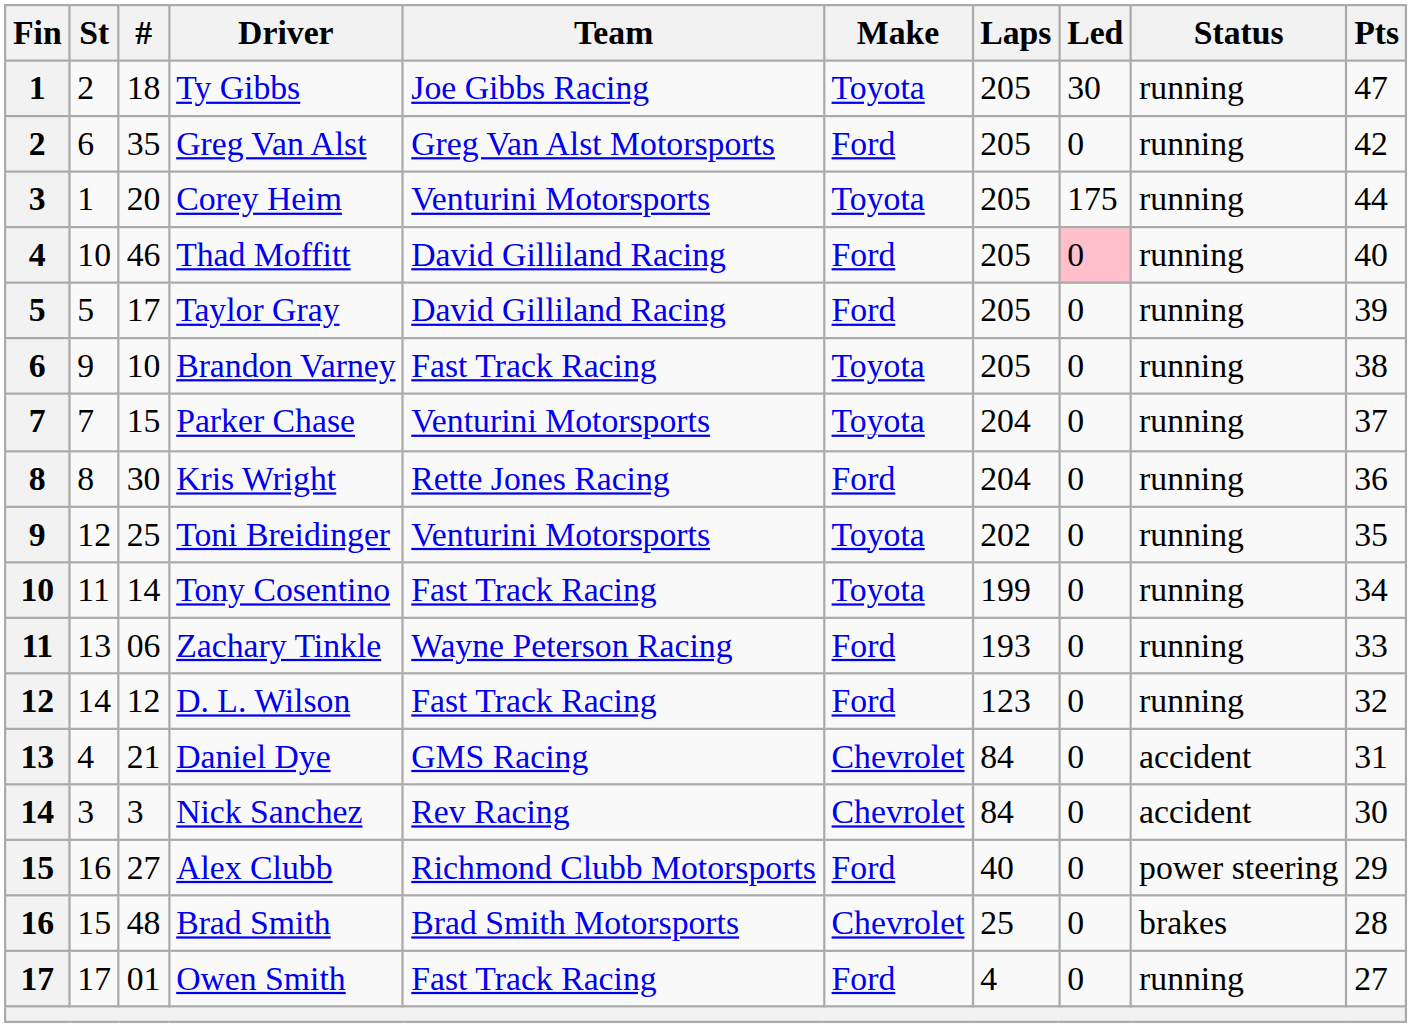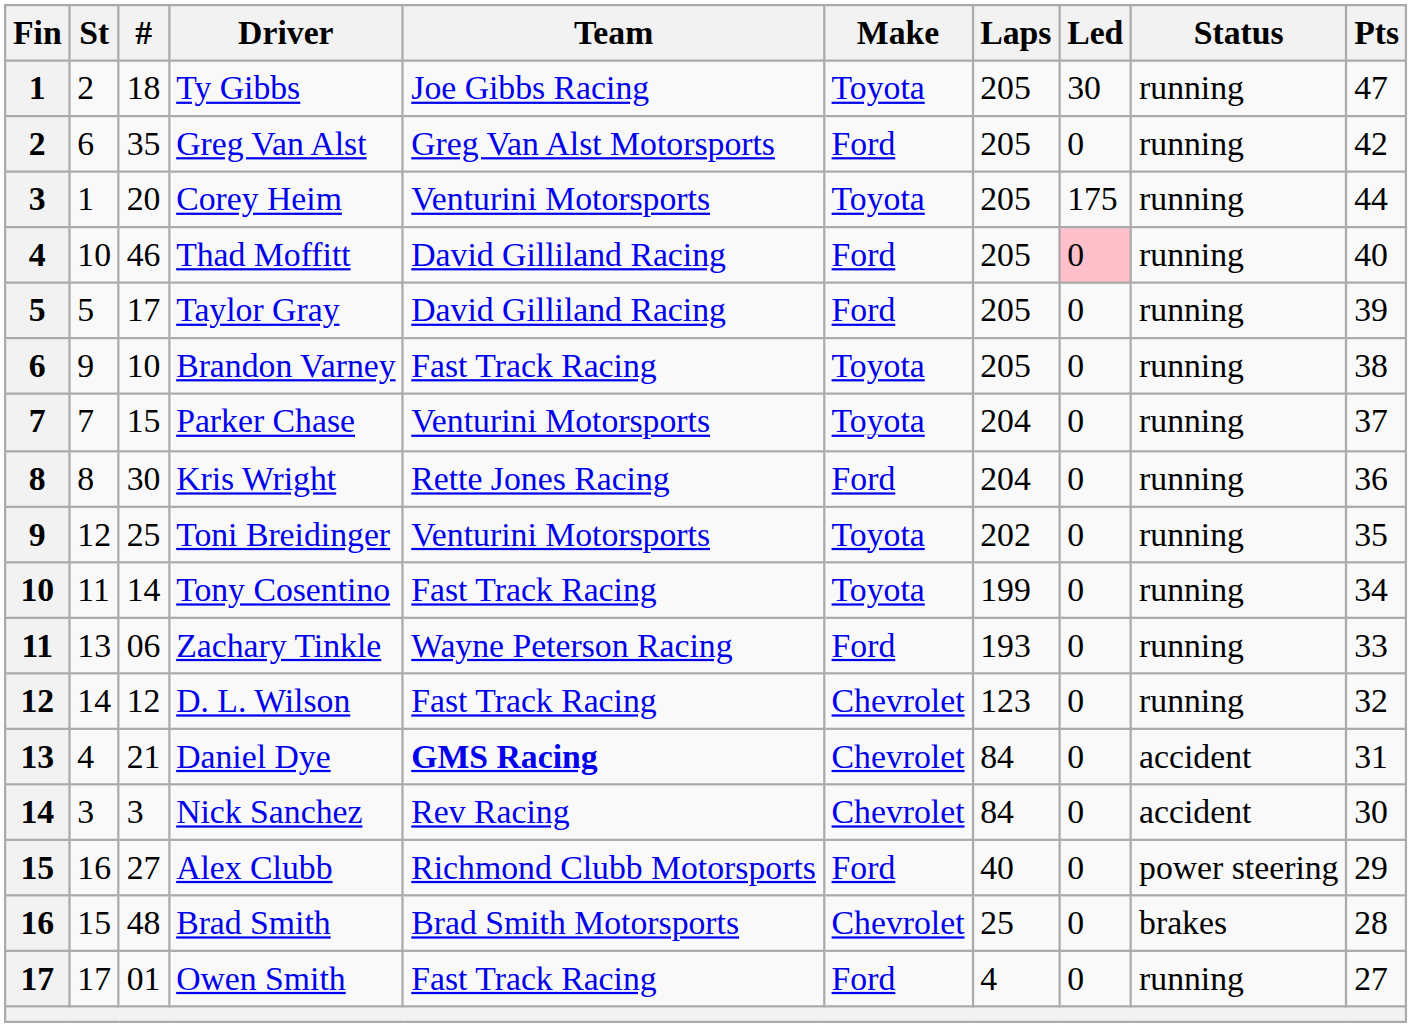(863, 700) Ford -> (898, 700) Chevrolet
(500, 755) normal -> (504, 755) bold
